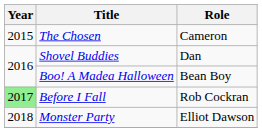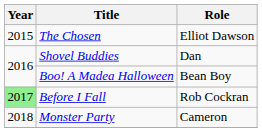(204, 35) Cameron -> (217, 35) Elliot Dawson
(217, 117) Elliot Dawson -> (204, 117) Cameron
